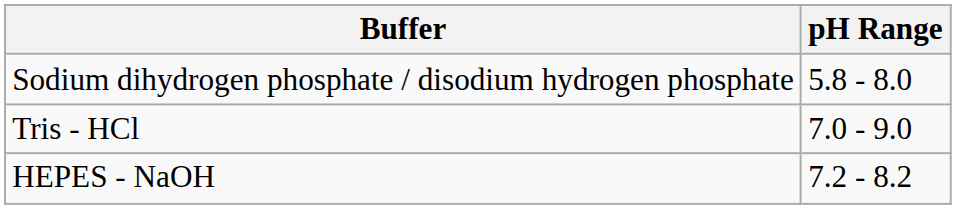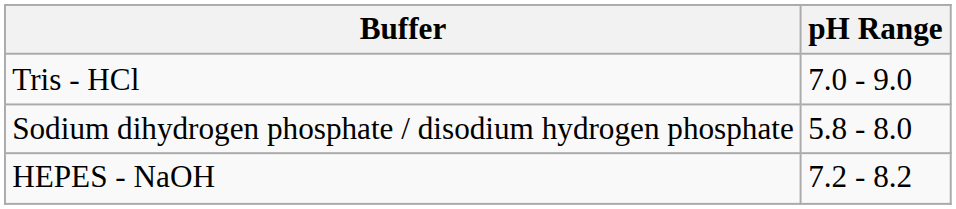rows swapped: (403, 78) <-> (76, 128)
